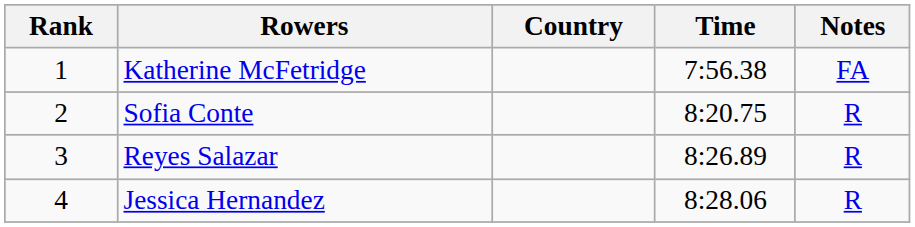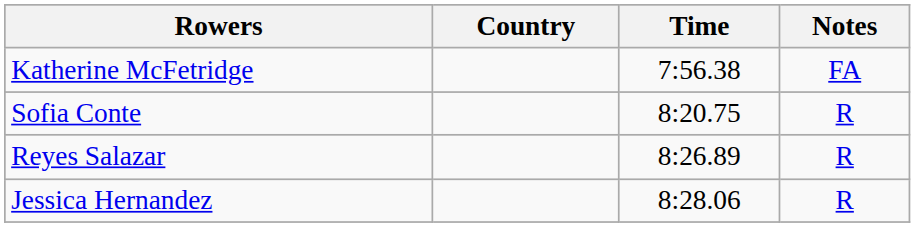- column: (61, 26)
